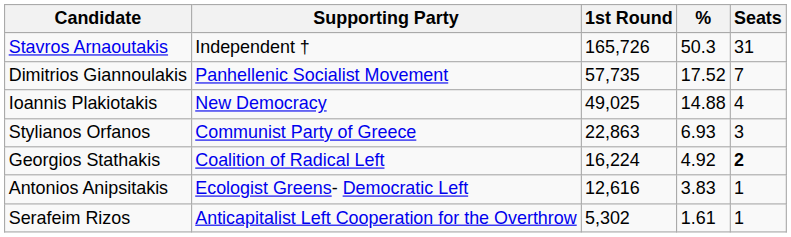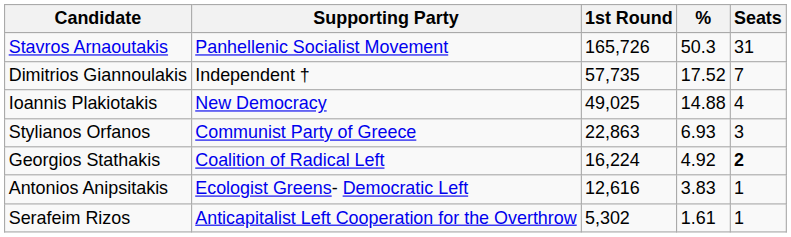(253, 47) Independent † -> (322, 47) Panhellenic Socialist Movement
(322, 75) Panhellenic Socialist Movement -> (253, 75) Independent †
